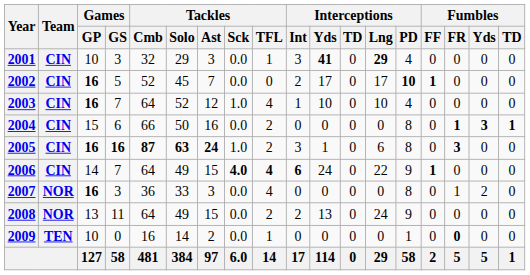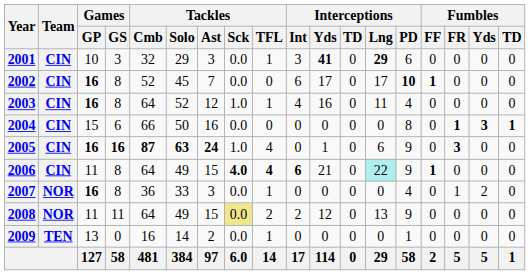(408, 59) 4 -> (408, 59) 6
(118, 81) 5 -> (118, 81) 8
(298, 81) 2 -> (298, 81) 6
(118, 103) 7 -> (118, 103) 8
(269, 103) 4 -> (269, 103) 1
(298, 103) 1 -> (298, 103) 4
(325, 103) 10 -> (325, 103) 16
(381, 103) 10 -> (381, 103) 11
(269, 125) 2 -> (269, 125) 0
(269, 147) 2 -> (269, 147) 4
(298, 147) 3 -> (298, 147) 0
(408, 147) 8 -> (408, 147) 9
(92, 170) 14 -> (92, 170) 11
(118, 170) 7 -> (118, 170) 8
(325, 170) 24 -> (325, 170) 21
(381, 170) no background -> (381, 170) paleturquoise background
(118, 192) 3 -> (118, 192) 8
(269, 192) 4 -> (269, 192) 1
(408, 192) 8 -> (408, 192) 4
(92, 214) 13 -> (92, 214) 11
(238, 214) no background -> (238, 214) khaki background
(325, 214) 13 -> (325, 214) 12
(381, 214) 24 -> (381, 214) 13
(92, 236) 10 -> (92, 236) 13
(457, 236) bold -> (457, 236) normal
